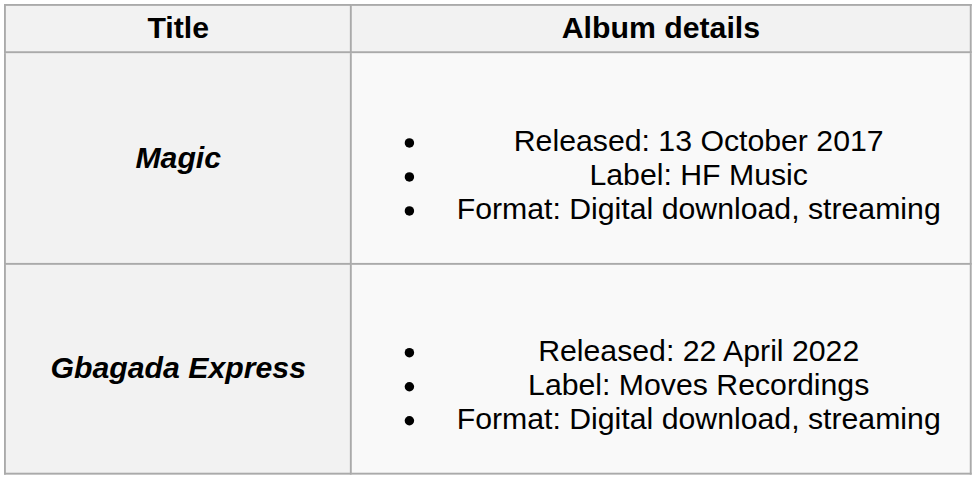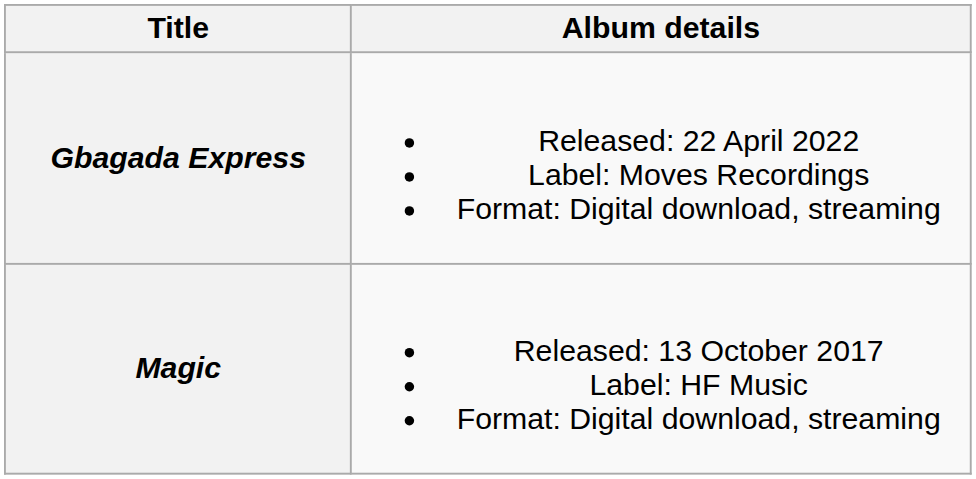rows swapped: (178, 157) <-> (178, 368)
